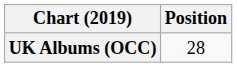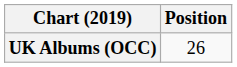(196, 47) 28 -> (196, 47) 26
